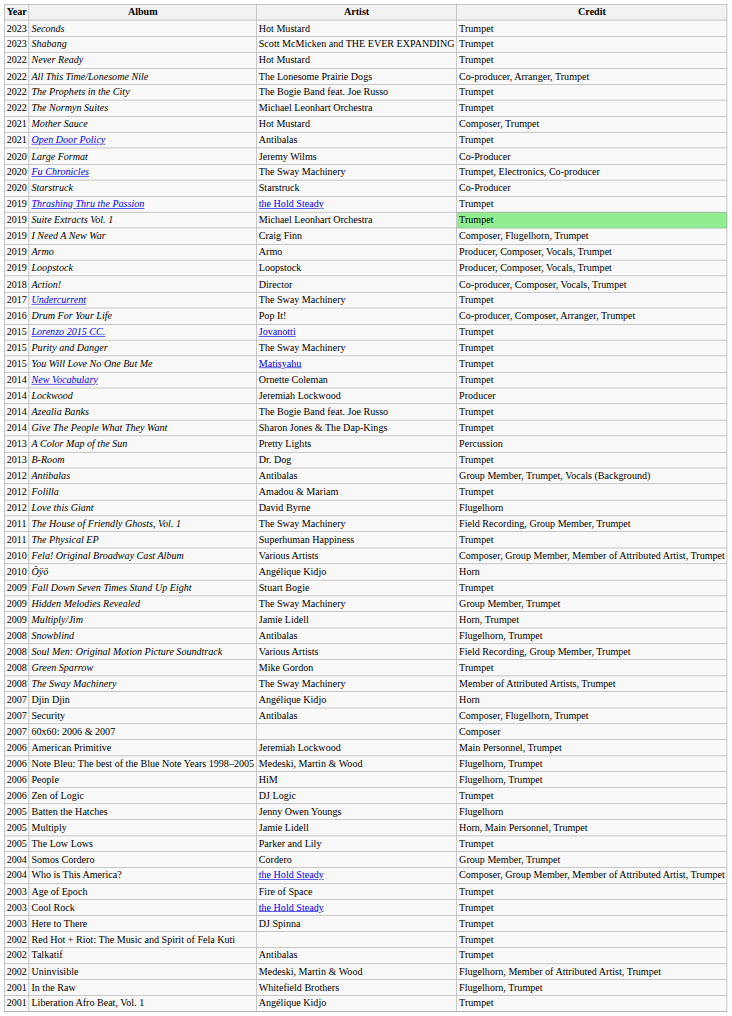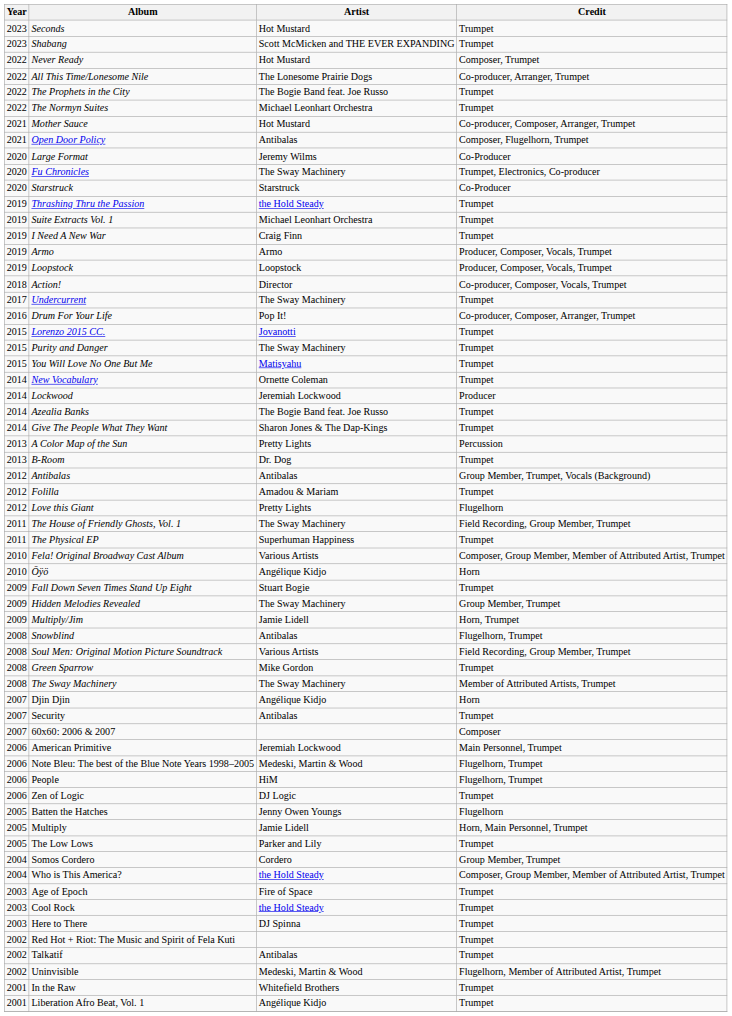(476, 60) Trumpet -> (499, 60) Composer, Trumpet
(499, 124) Composer, Trumpet -> (547, 124) Co-producer, Composer, Arranger, Trumpet
(476, 140) Trumpet -> (524, 140) Composer, Flugelhorn, Trumpet
(476, 220) lightgreen background -> (476, 220) no background
(524, 236) Composer, Flugelhorn, Trumpet -> (476, 236) Trumpet
(285, 508) David Byrne -> (285, 508) Pretty Lights
(524, 715) Composer, Flugelhorn, Trumpet -> (476, 715) Trumpet
(501, 987) Flugelhorn, Trumpet -> (476, 987) Trumpet
